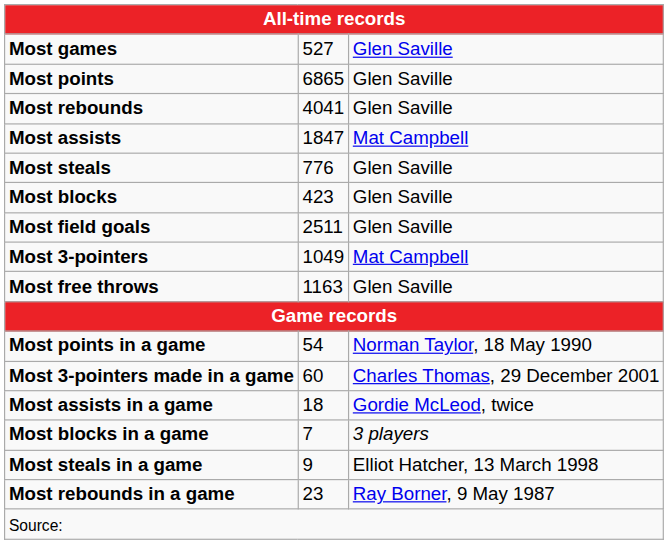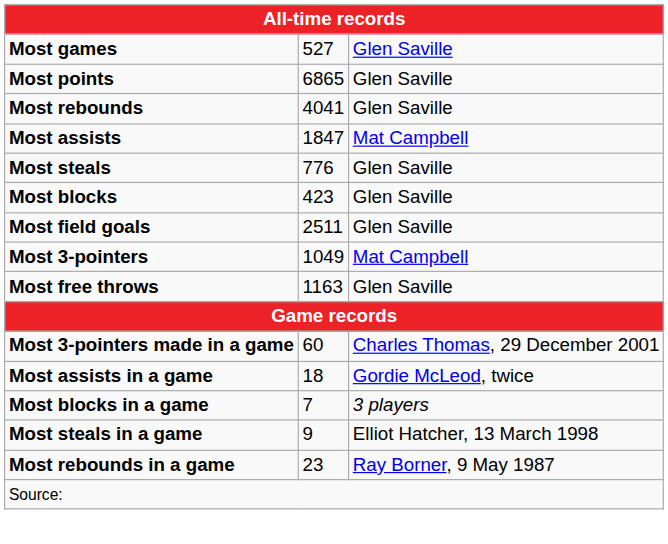- row: (107, 345)
